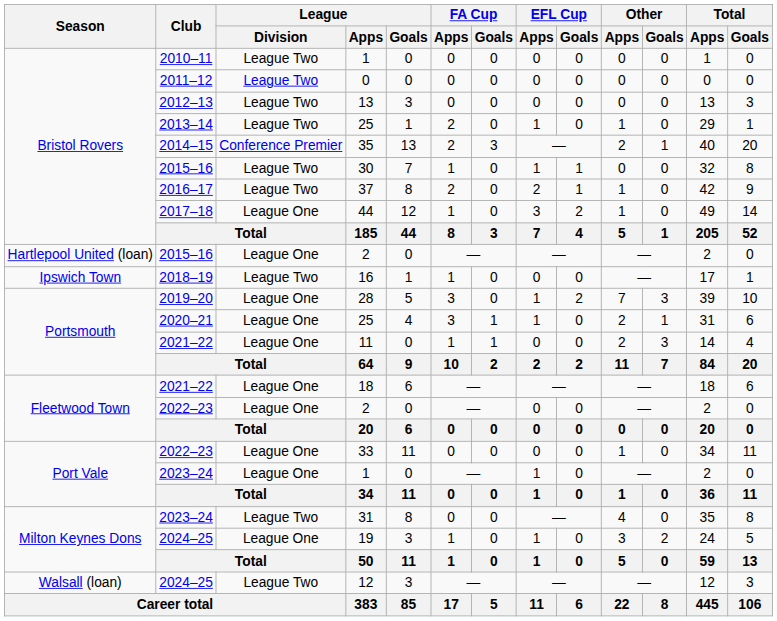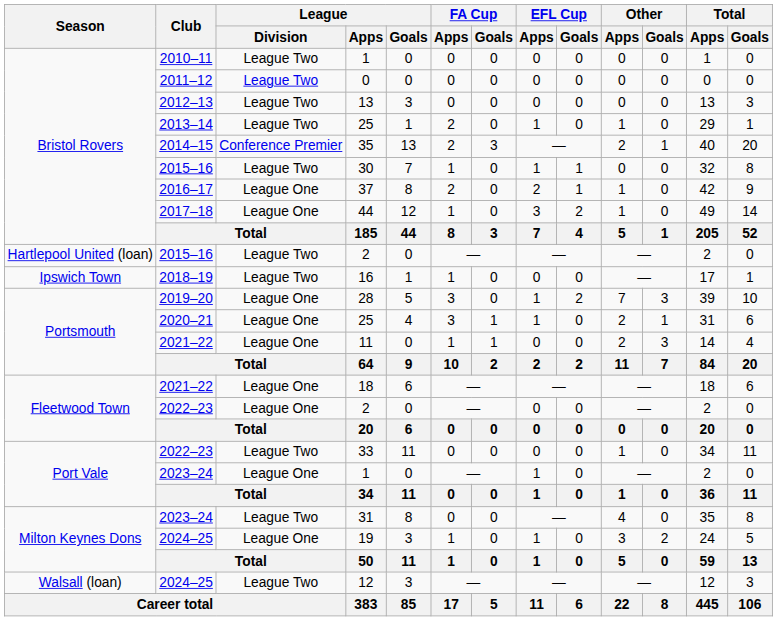(281, 189) League Two -> (281, 189) League One
(281, 255) League One -> (281, 255) League Two
(281, 451) League One -> (281, 451) League Two
